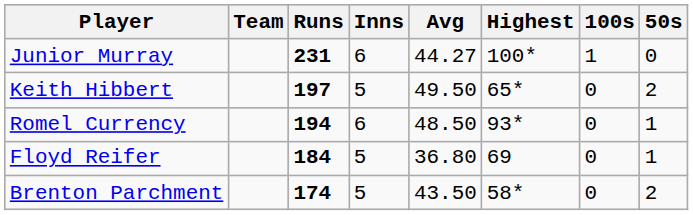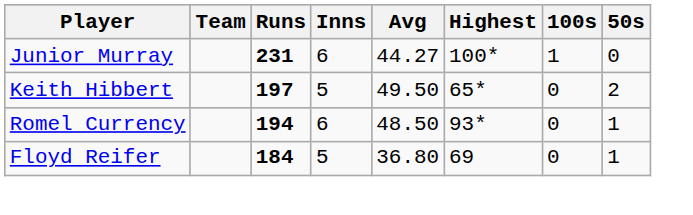- row: (117, 192)
